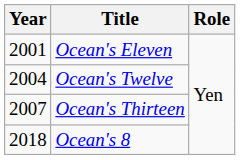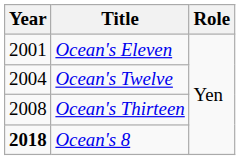(28, 109) 2007 -> (28, 109) 2008
(28, 139) normal -> (28, 139) bold
